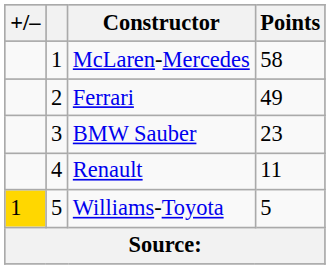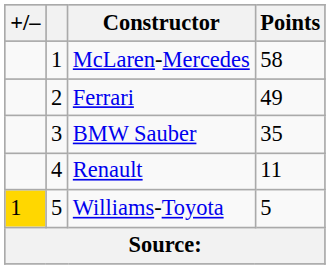(272, 133) 23 -> (272, 133) 35
